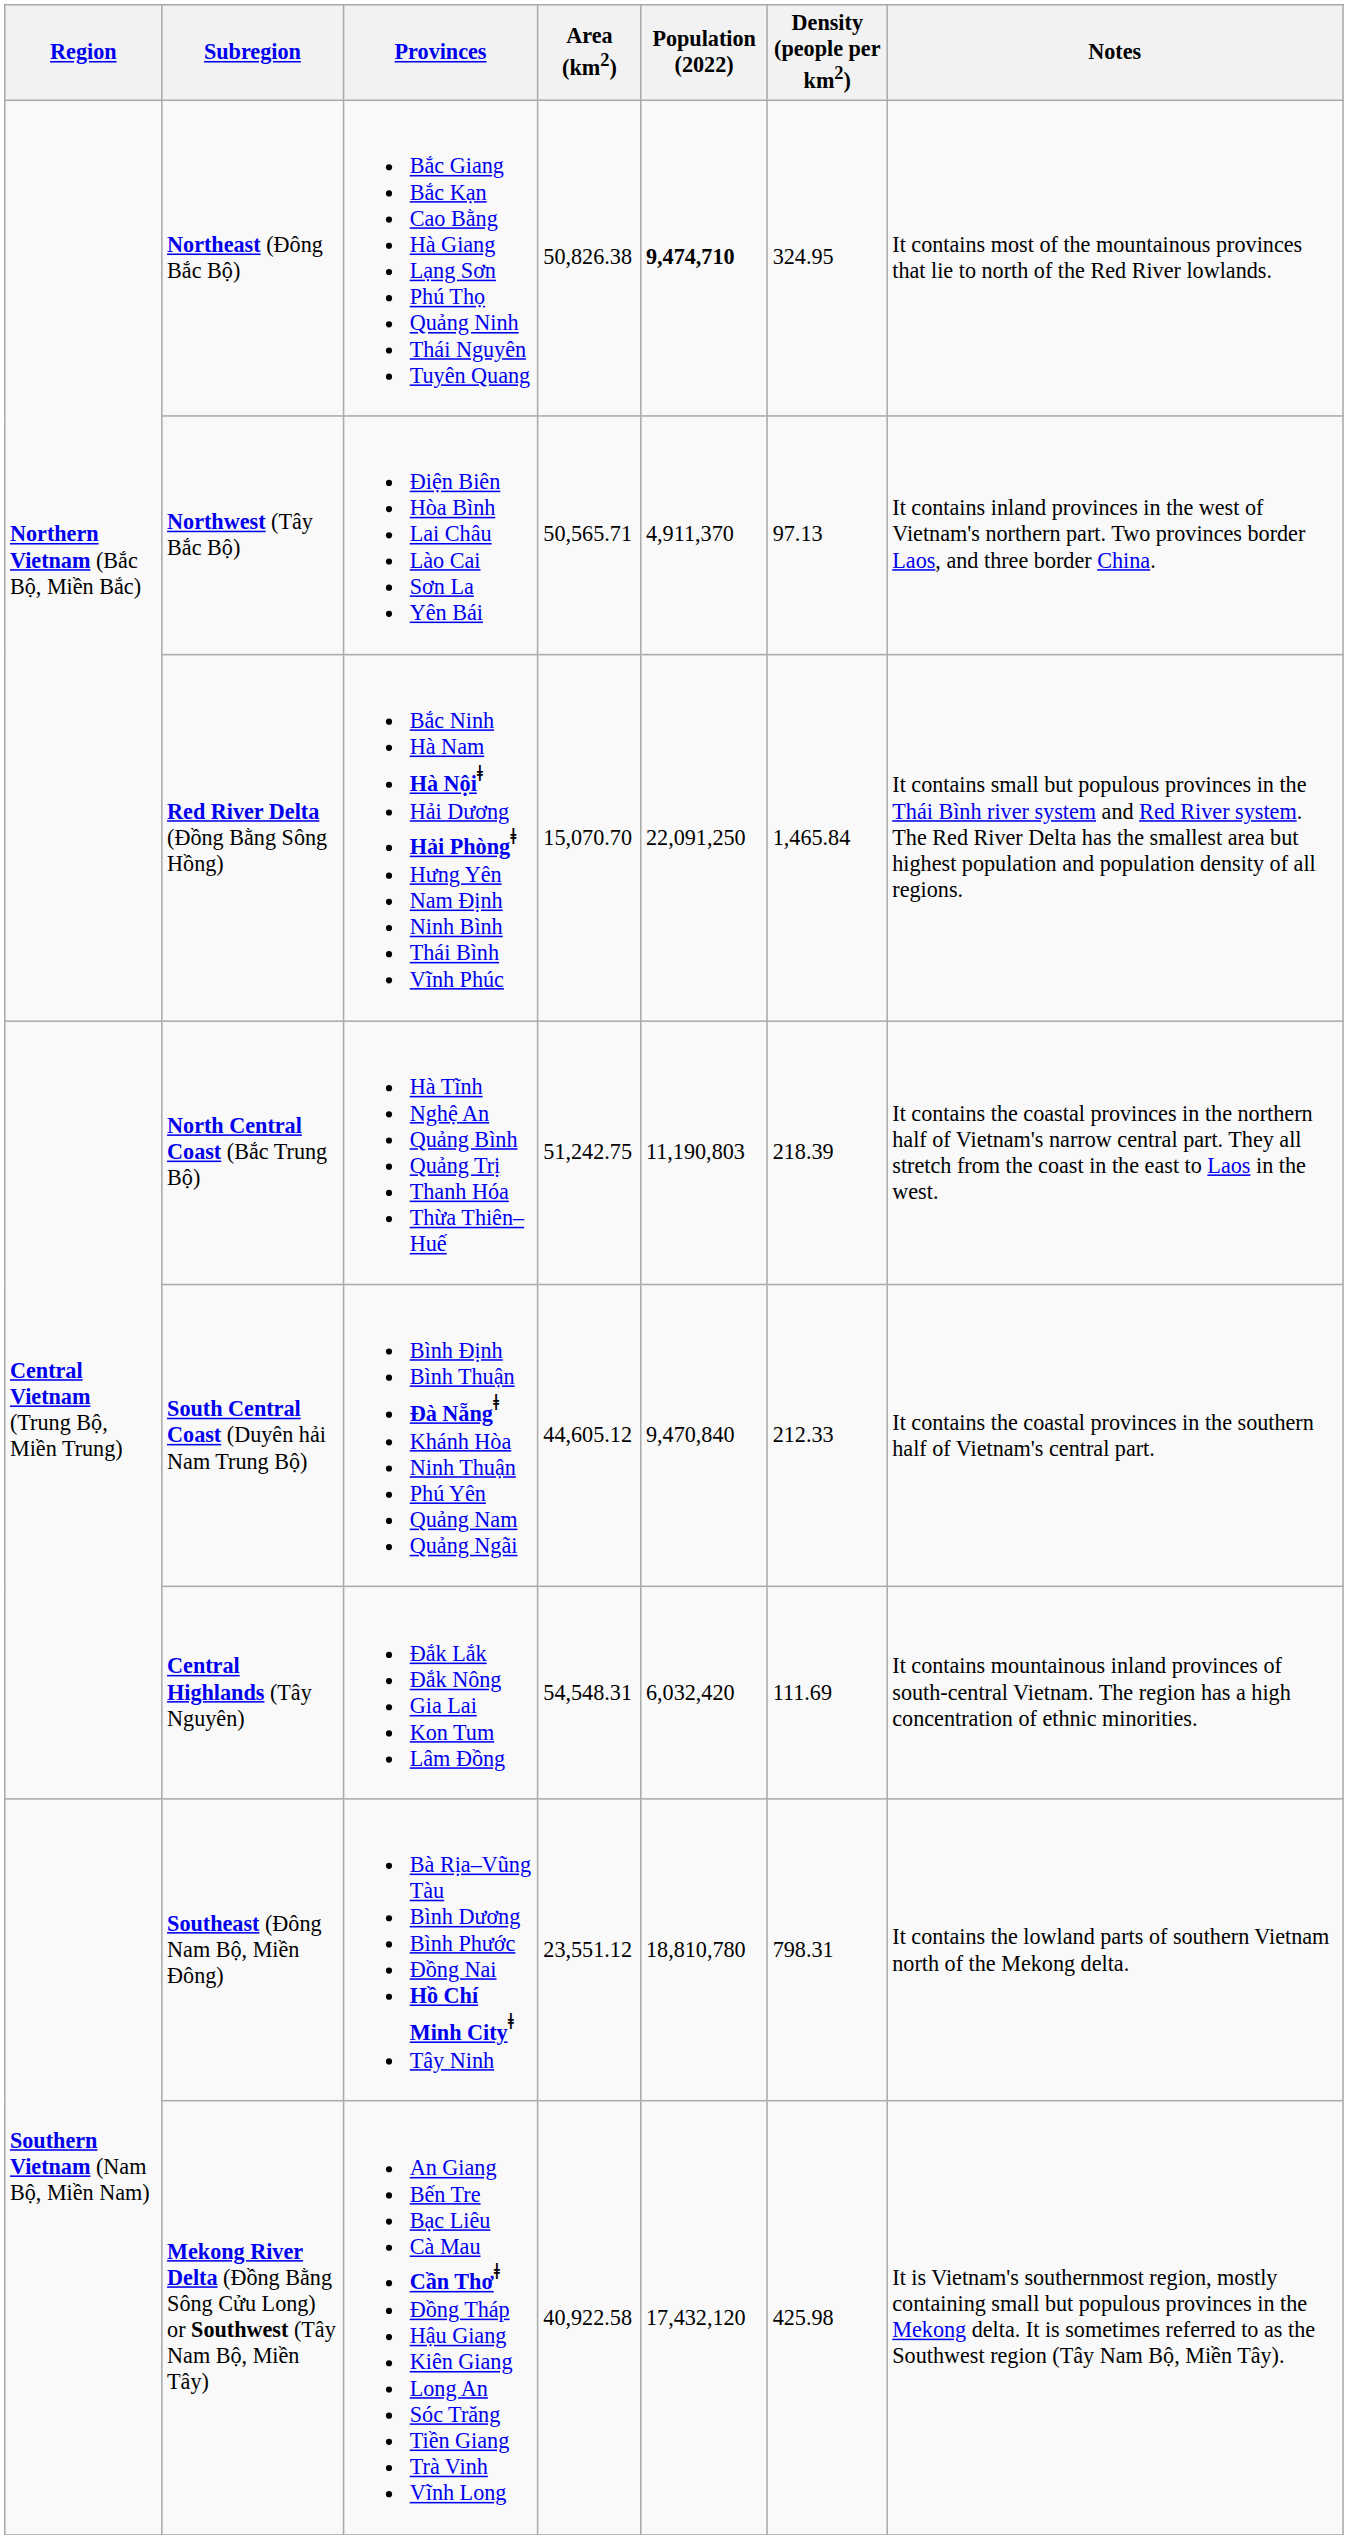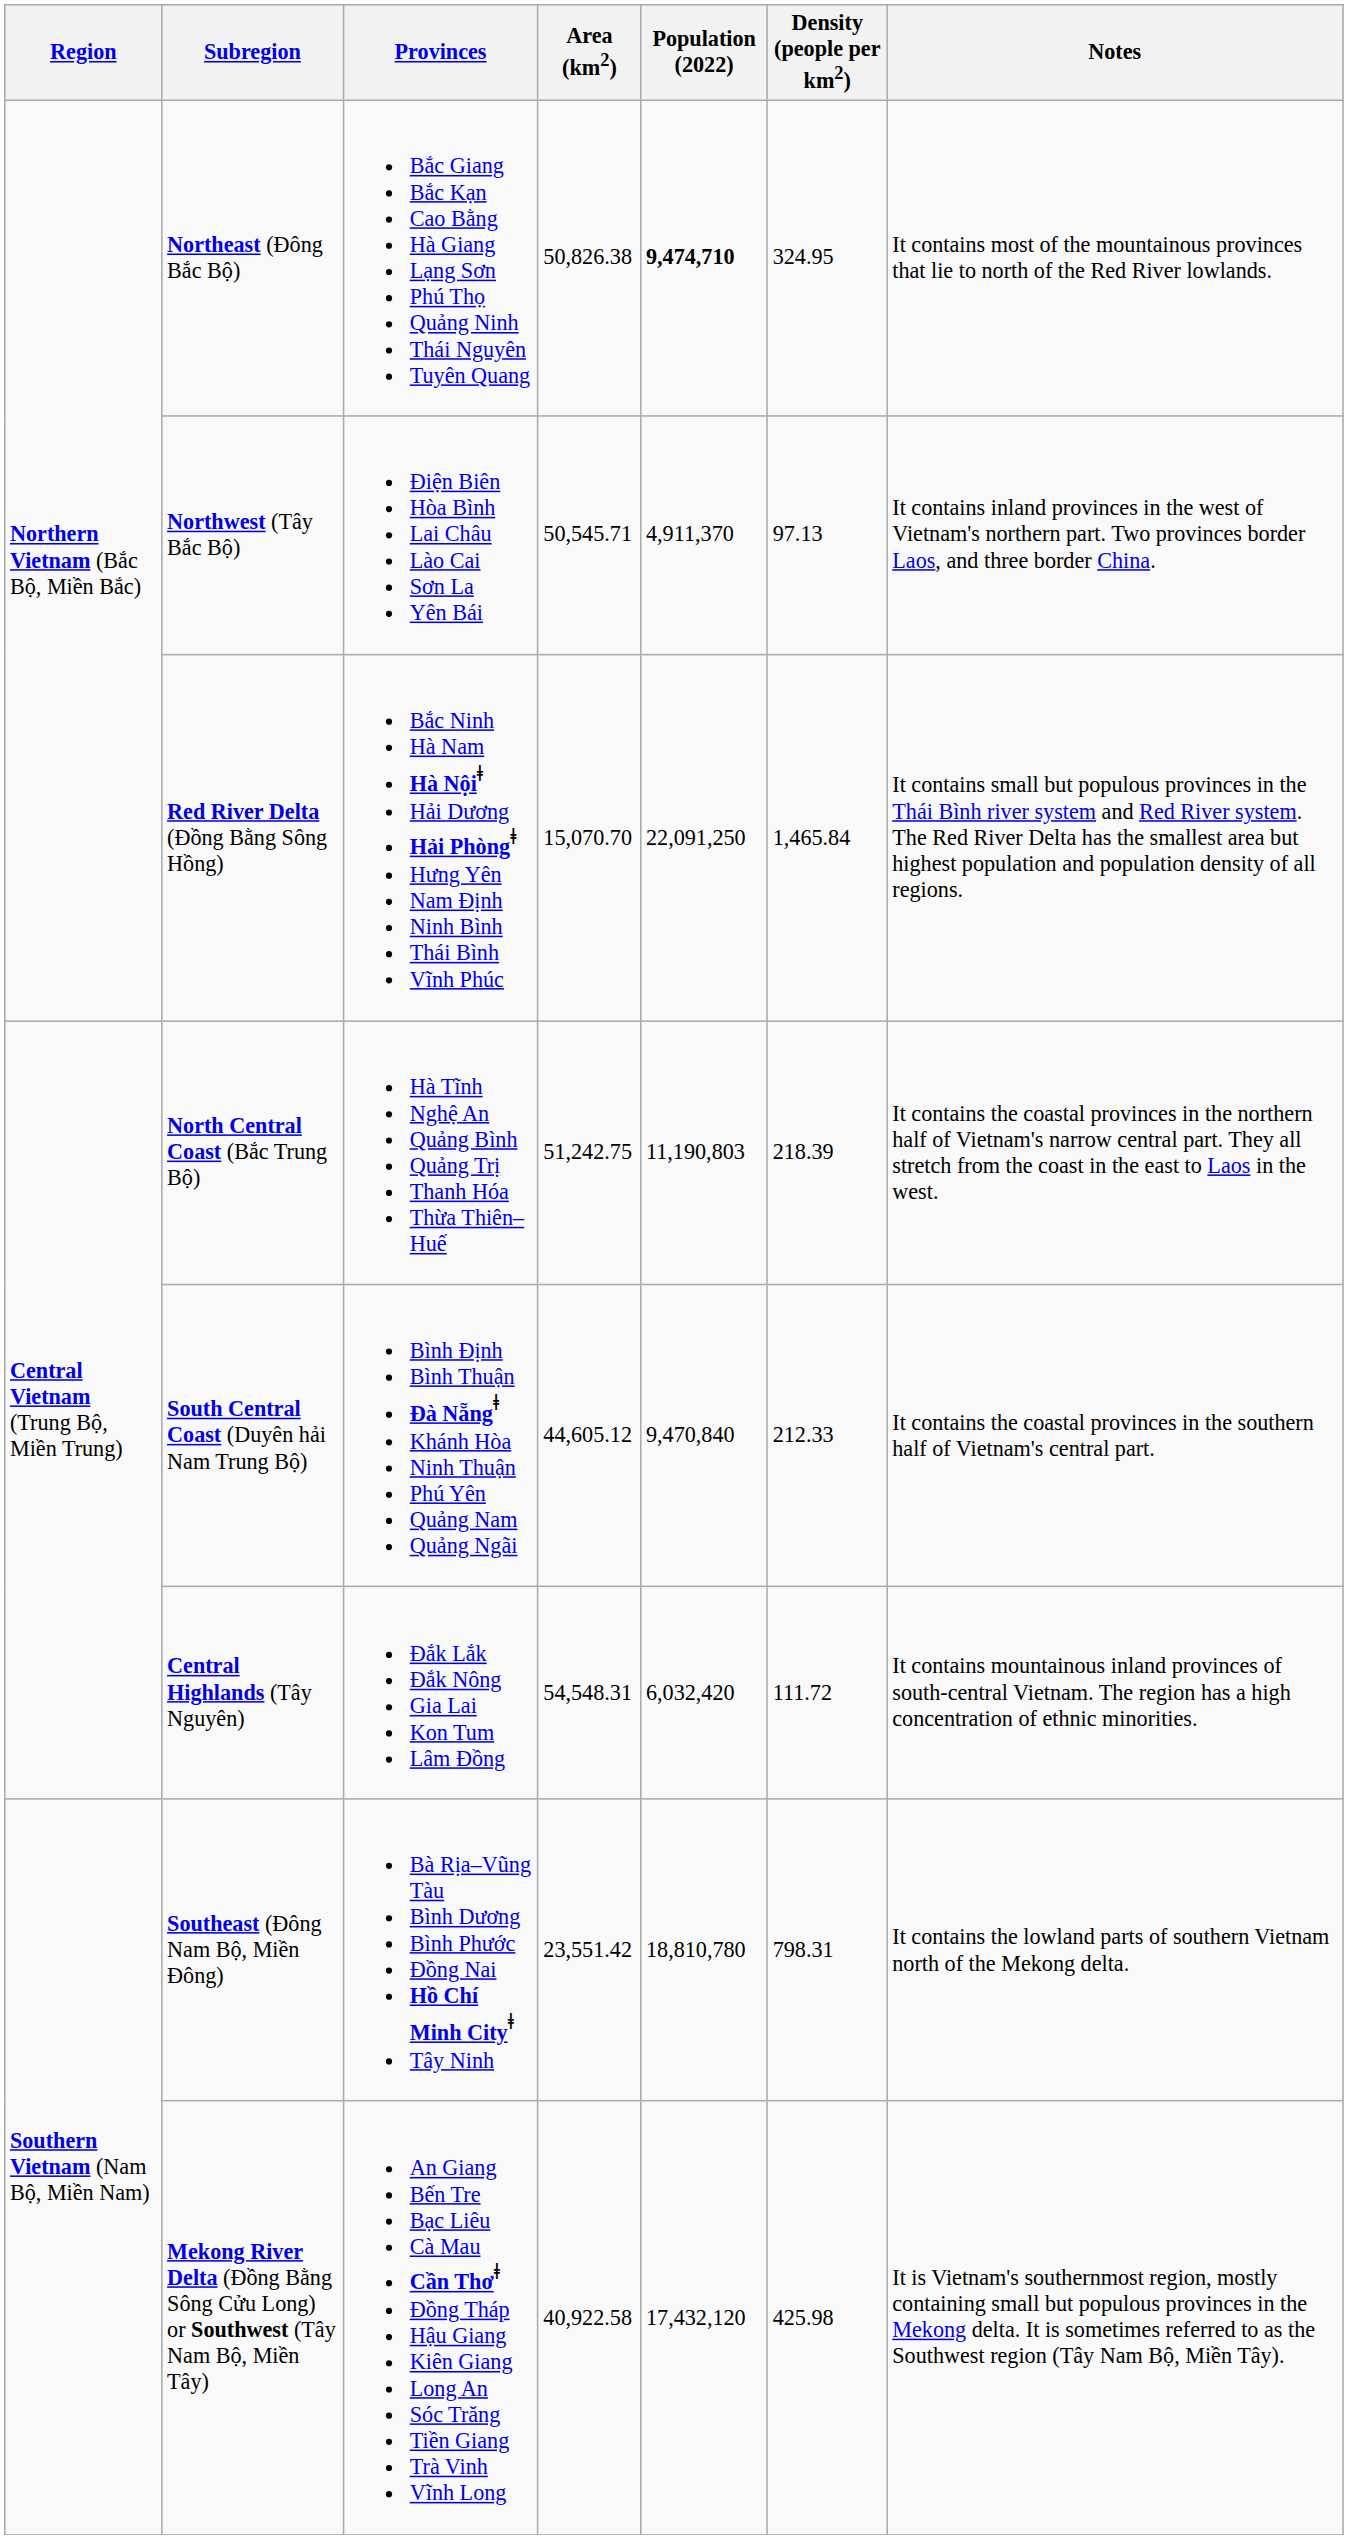(588, 535) 50,565.71 -> (588, 535) 50,545.71
(802, 1693) 111.69 -> (802, 1693) 111.72
(588, 1950) 23,551.12 -> (588, 1950) 23,551.42
